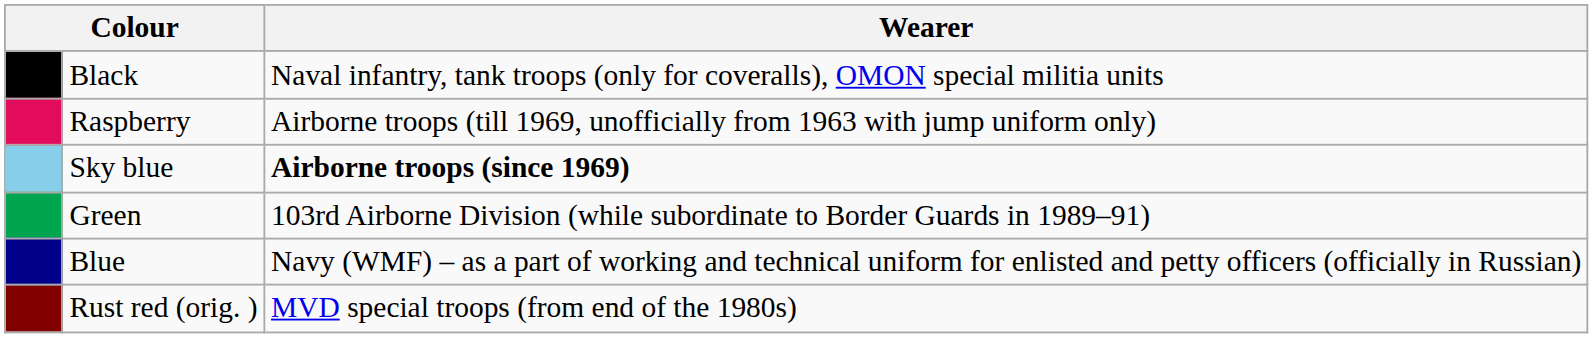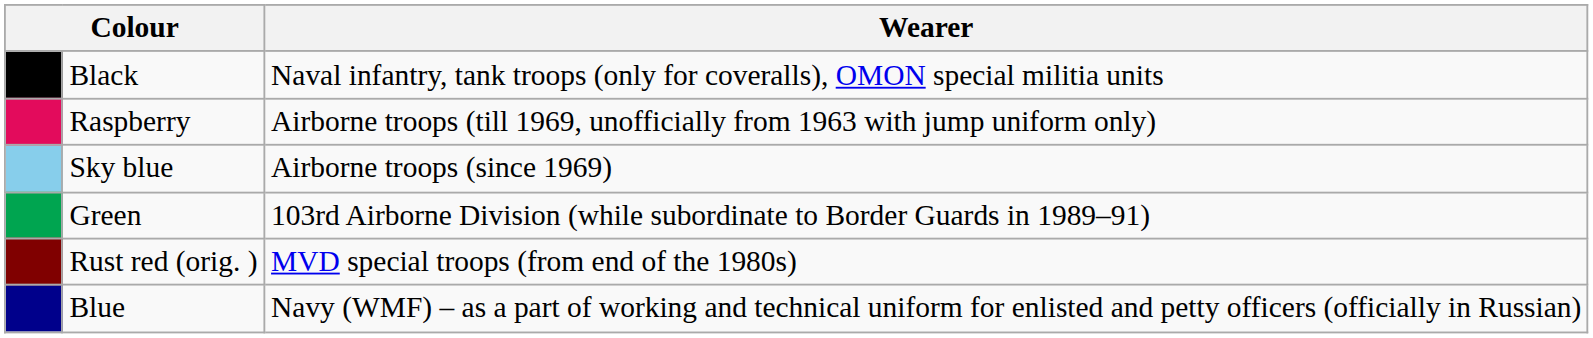(450, 167) bold -> (442, 167) normal
rows swapped: (163, 307) <-> (97, 261)
